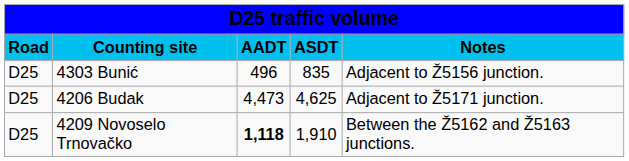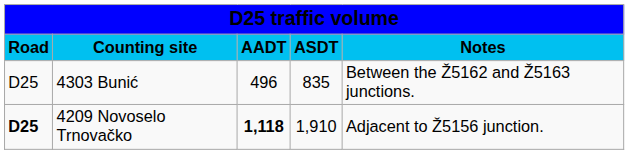(445, 73) Adjacent to Ž5156 junction. -> (458, 82) Between the Ž5162 and Ž5163 junctions.
- row: (100, 99)
(23, 134) normal -> (23, 126) bold
(458, 134) Between the Ž5162 and Ž5163 junctions. -> (445, 126) Adjacent to Ž5156 junction.
